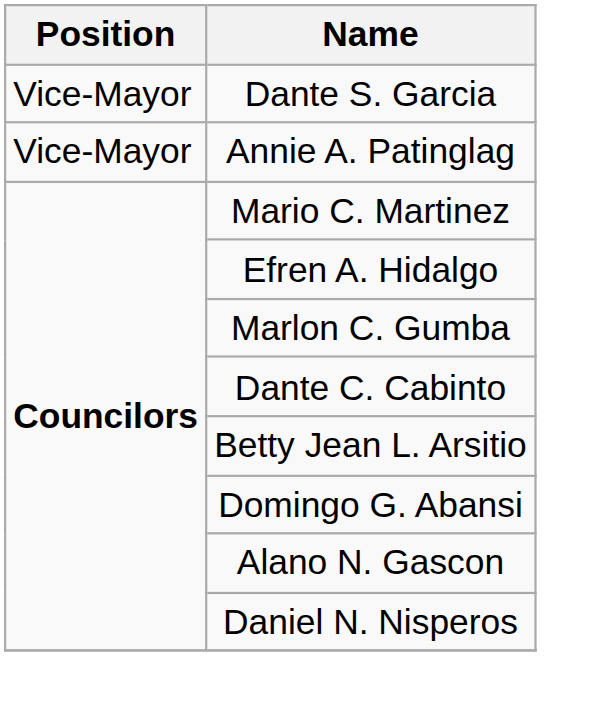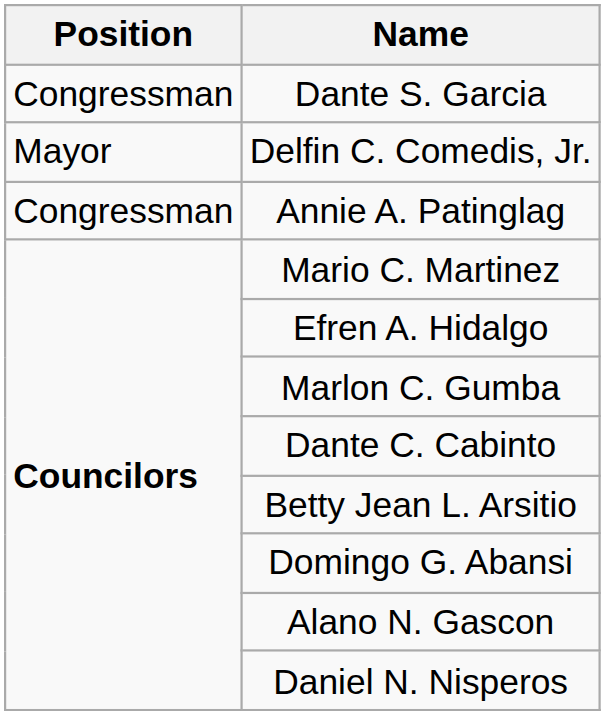(102, 93) Vice-Mayor -> (123, 93) Congressman
+ row: (421, 152)
(102, 152) Vice-Mayor -> (123, 210) Congressman
